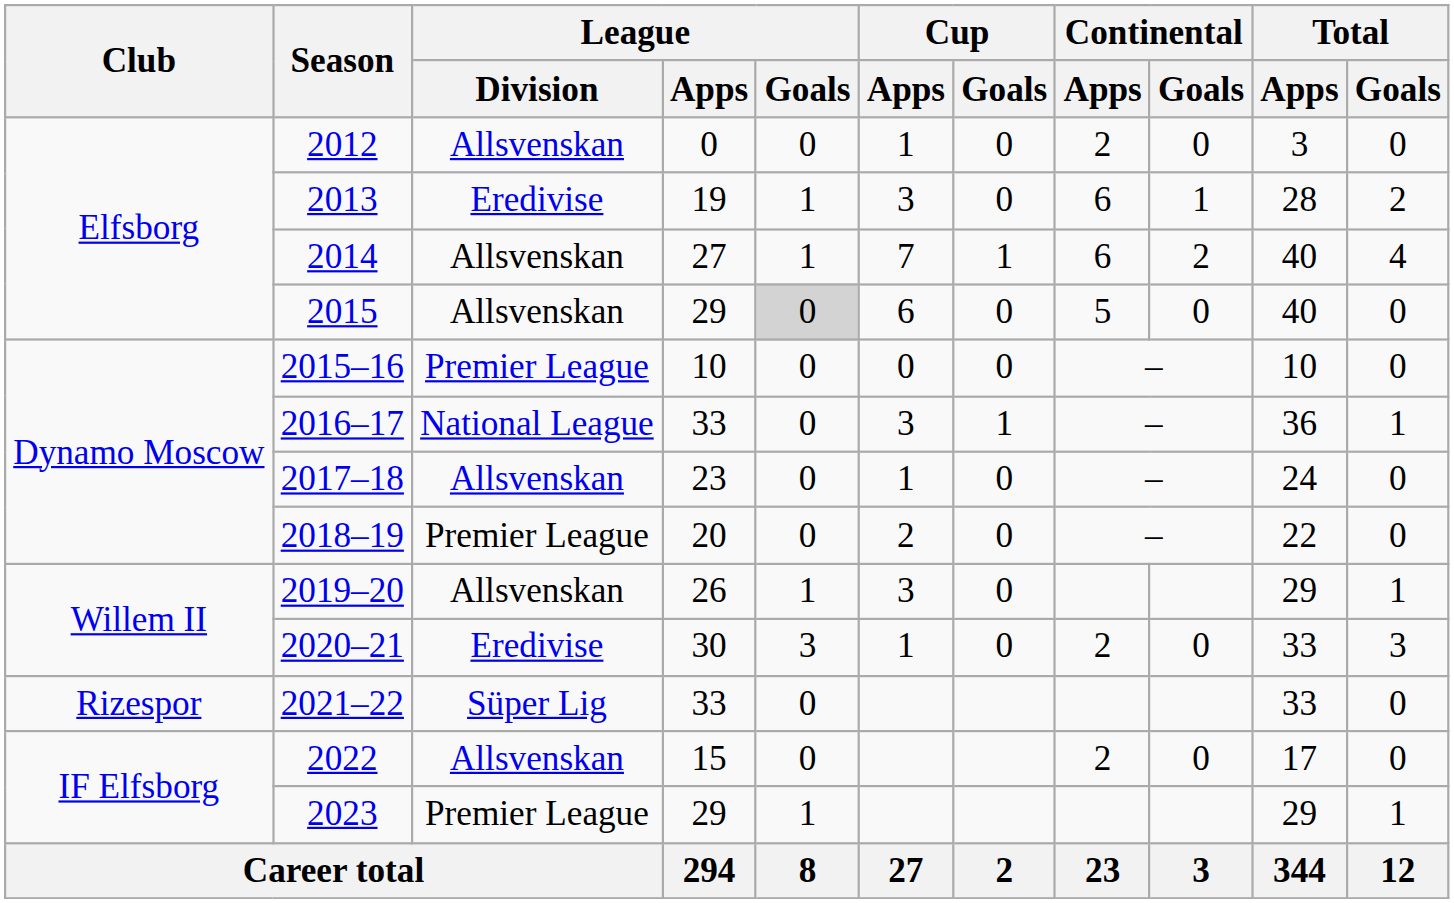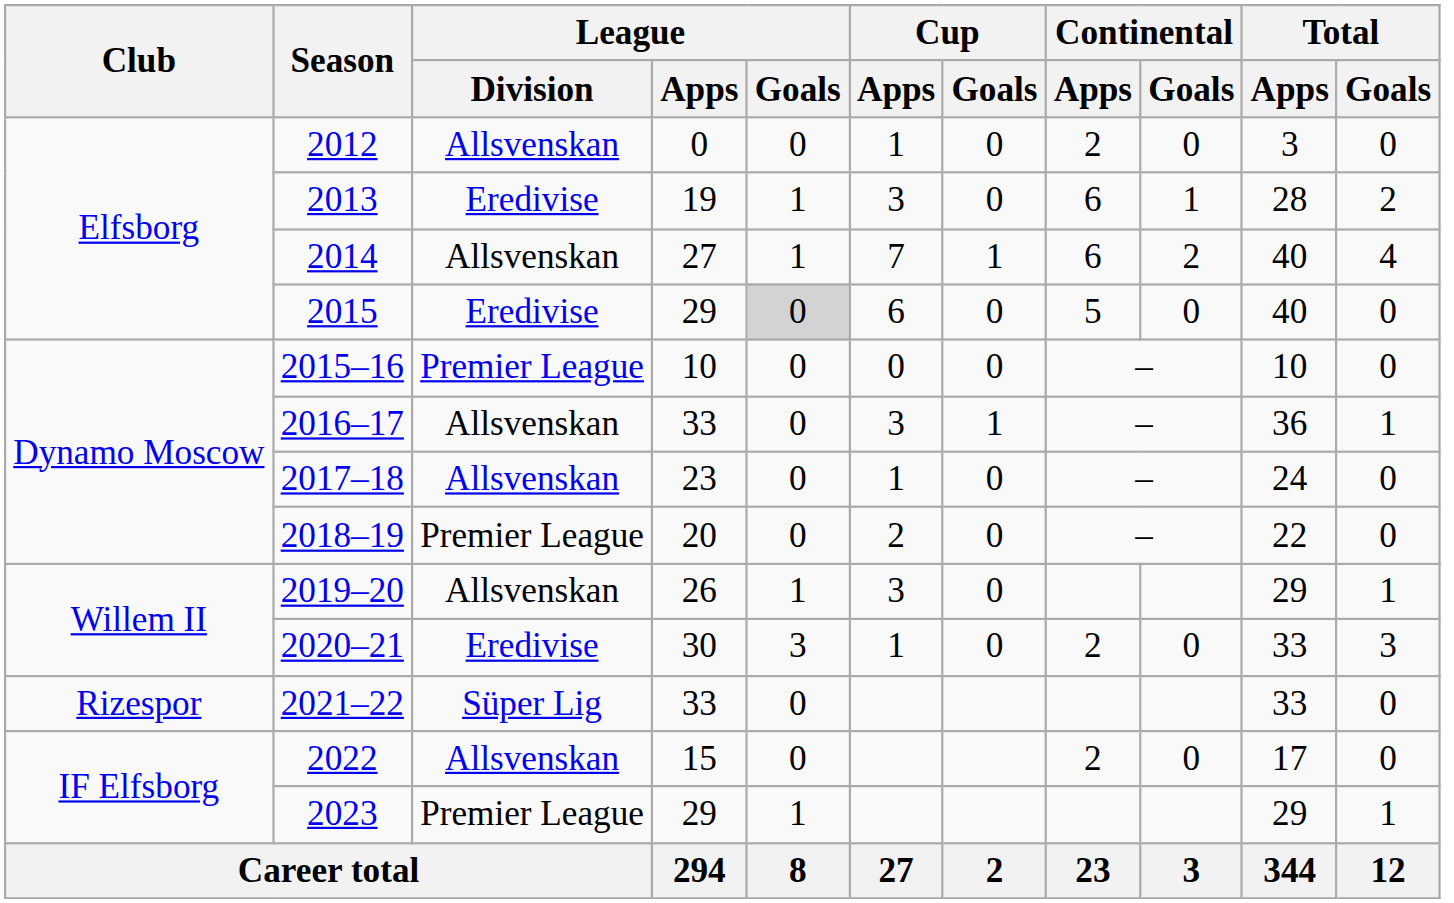(537, 311) Allsvenskan -> (532, 311) Eredivise
(537, 423) National League -> (532, 423) Allsvenskan
